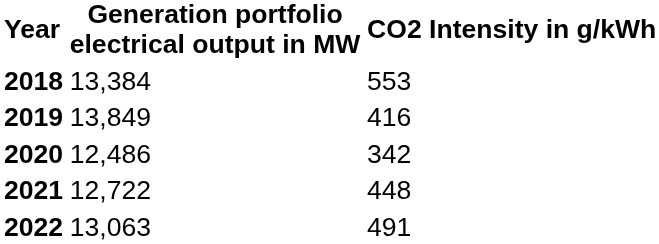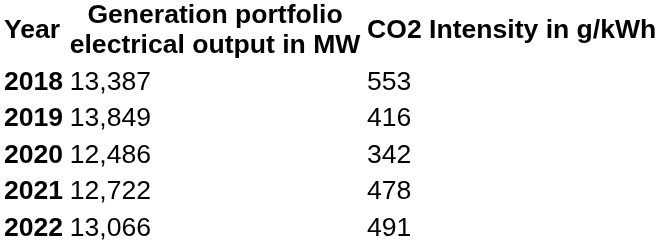(110, 80) 13,384 -> (110, 80) 13,387
(389, 190) 448 -> (389, 190) 478
(110, 227) 13,063 -> (110, 227) 13,066
